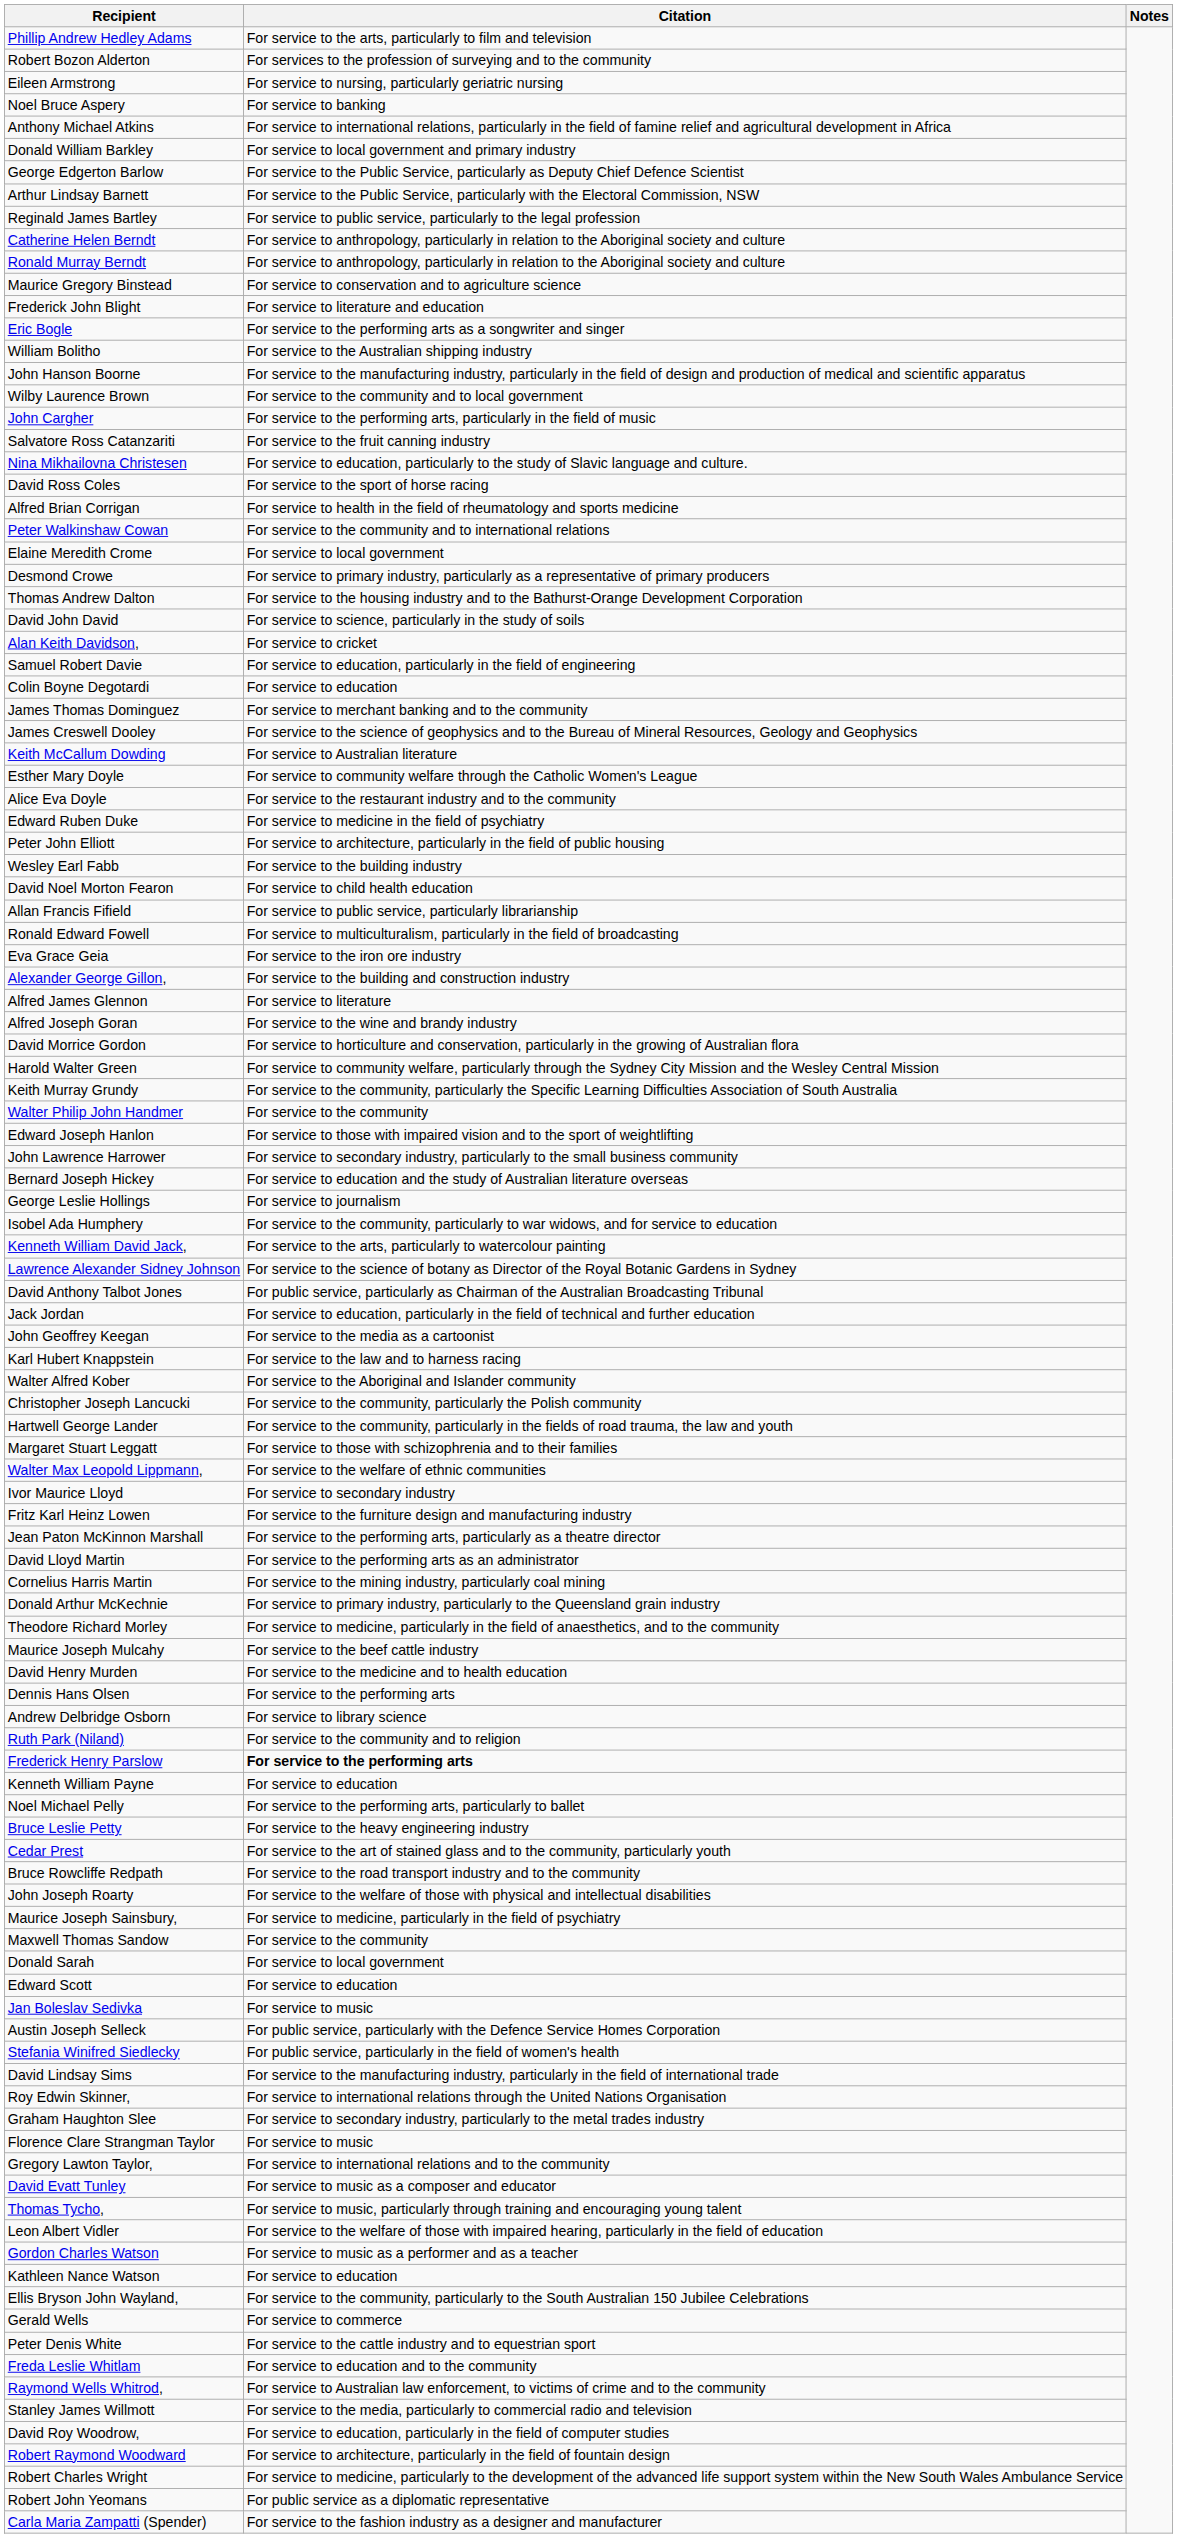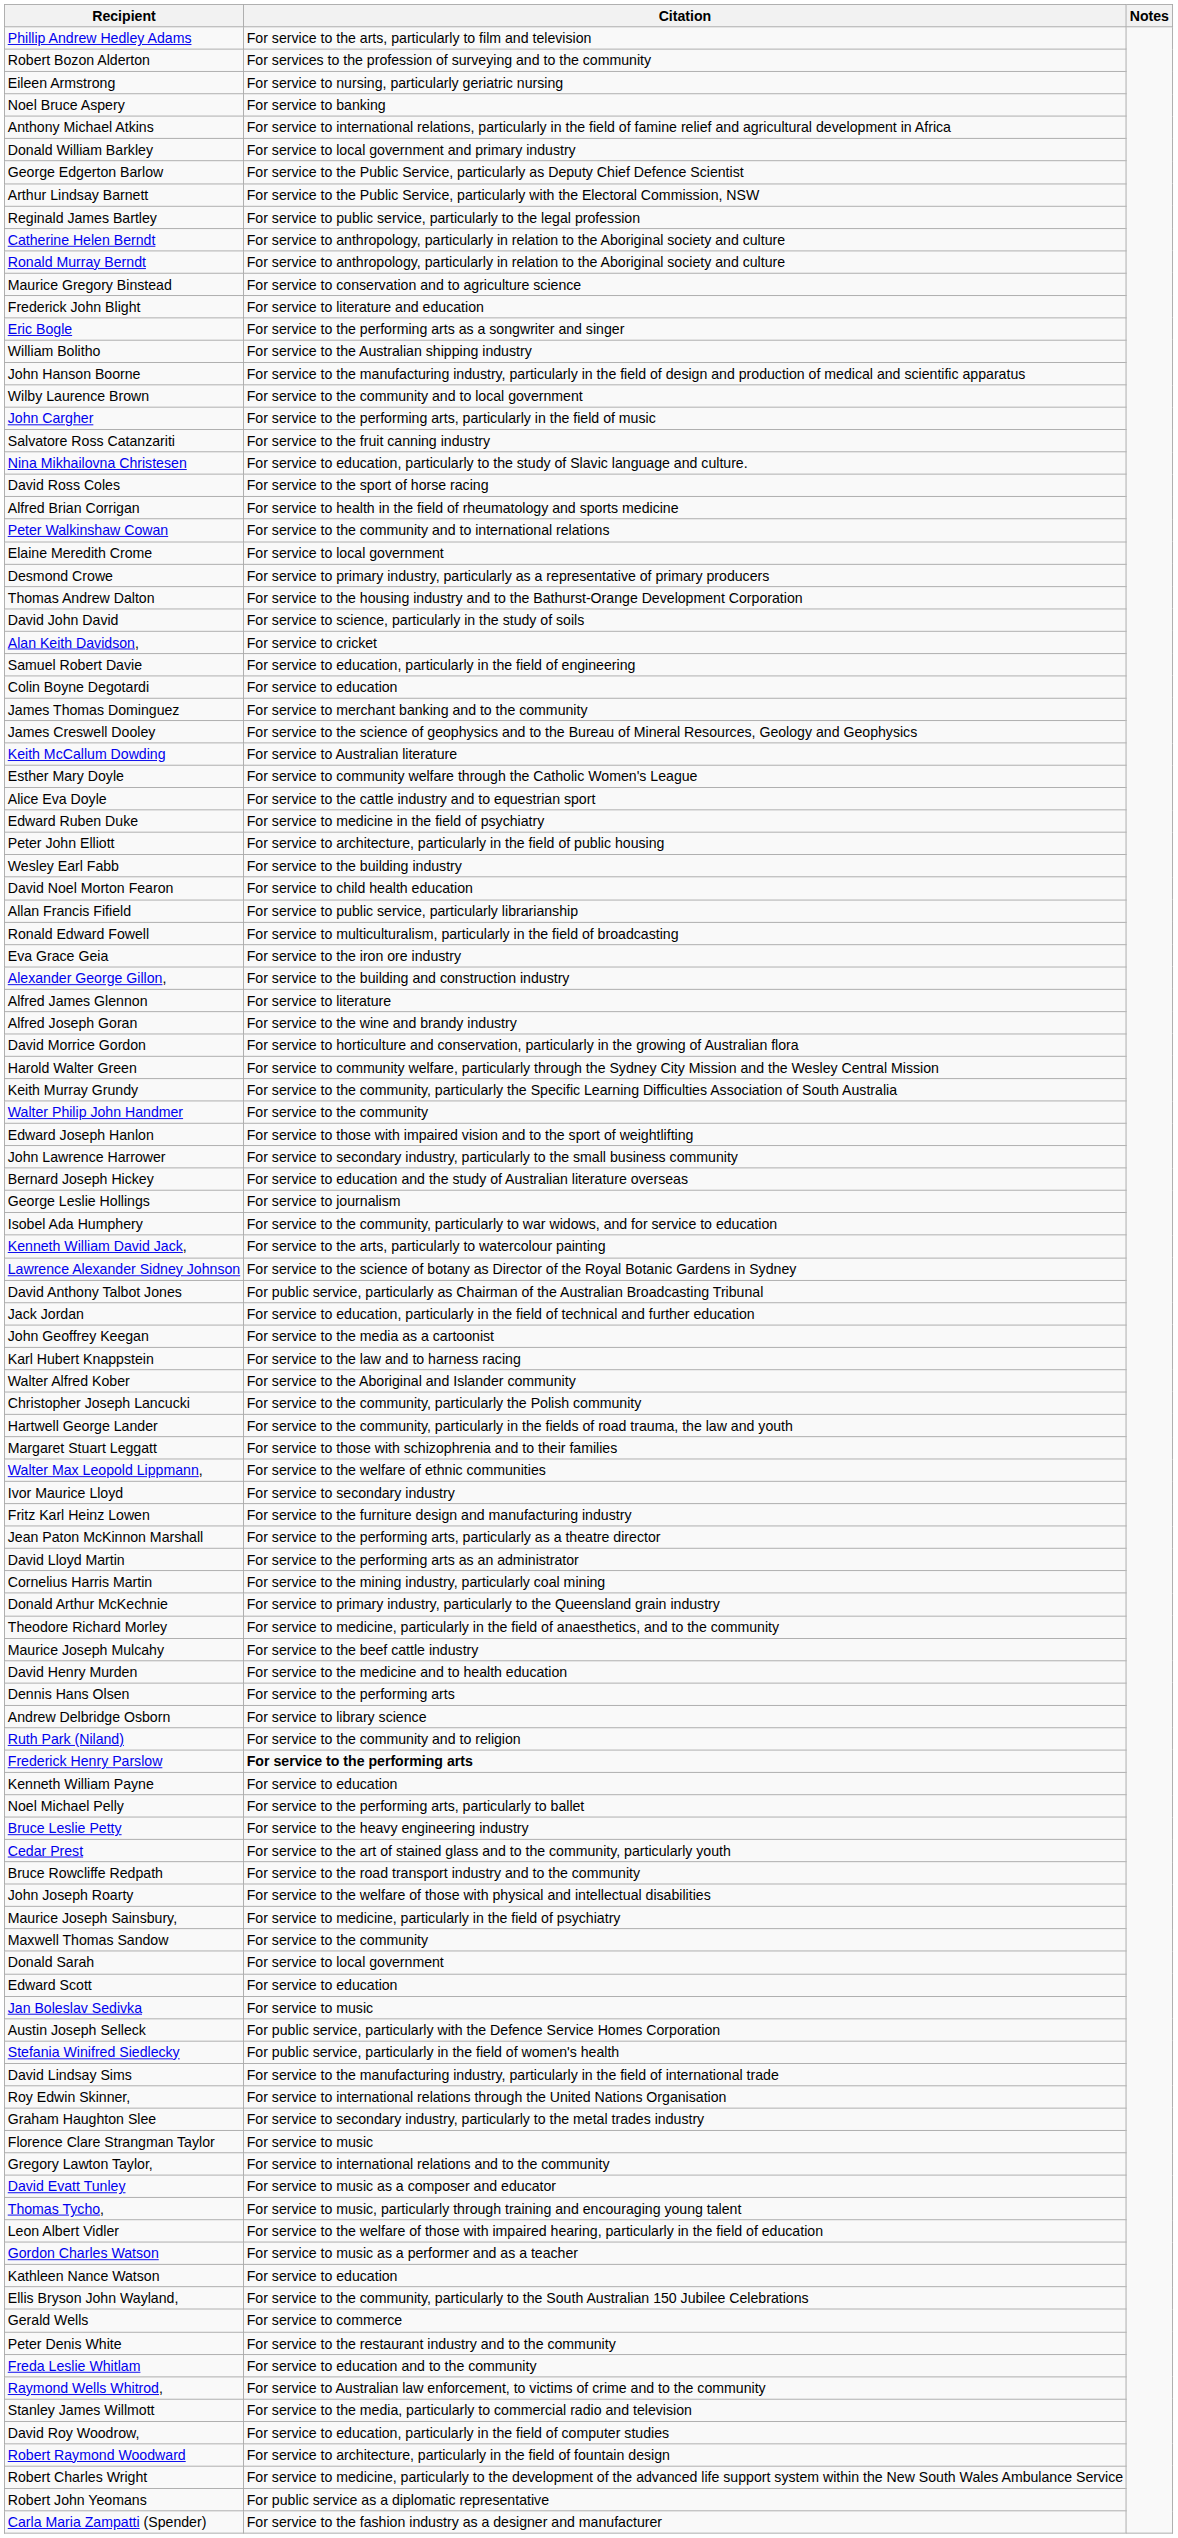(431, 799) For service to the restaurant industry and to the community -> (421, 799) For service to the cattle industry and to equestrian sport
(421, 2343) For service to the cattle industry and to equestrian sport -> (431, 2343) For service to the restaurant industry and to the community
